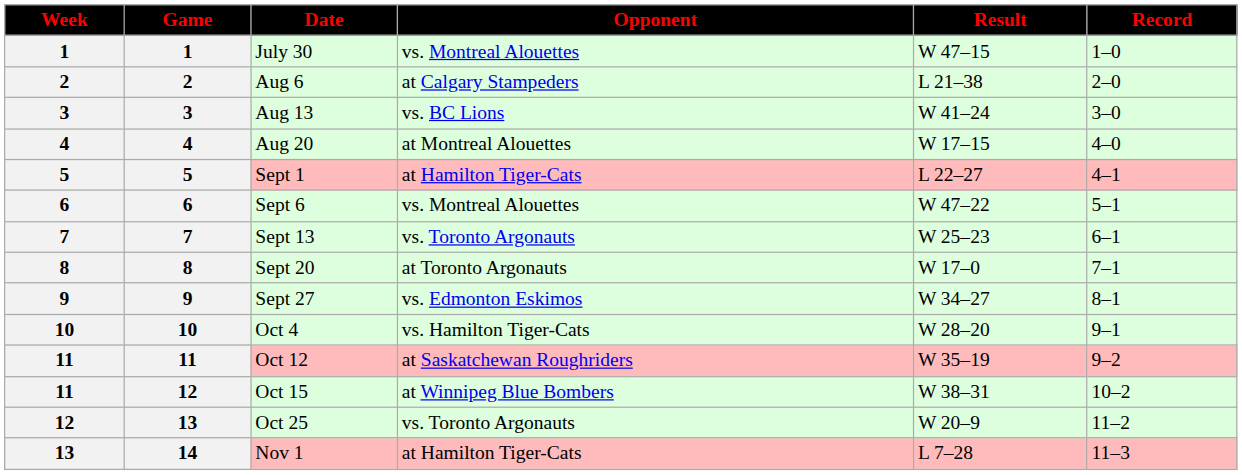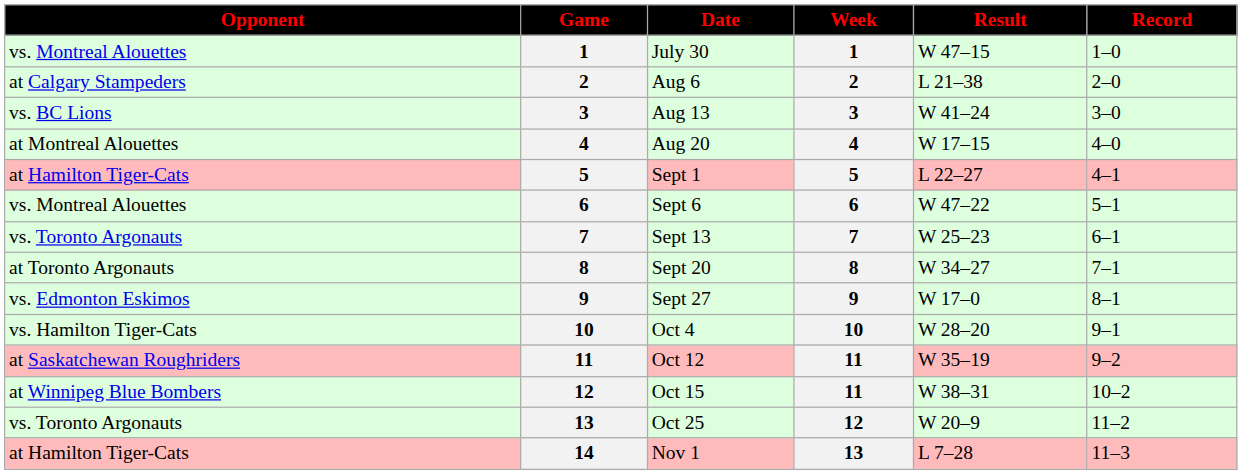columns swapped: (64, 19) <-> (655, 19)
(949, 267) W 17–0 -> (954, 267) W 34–27
(954, 298) W 34–27 -> (949, 298) W 17–0
